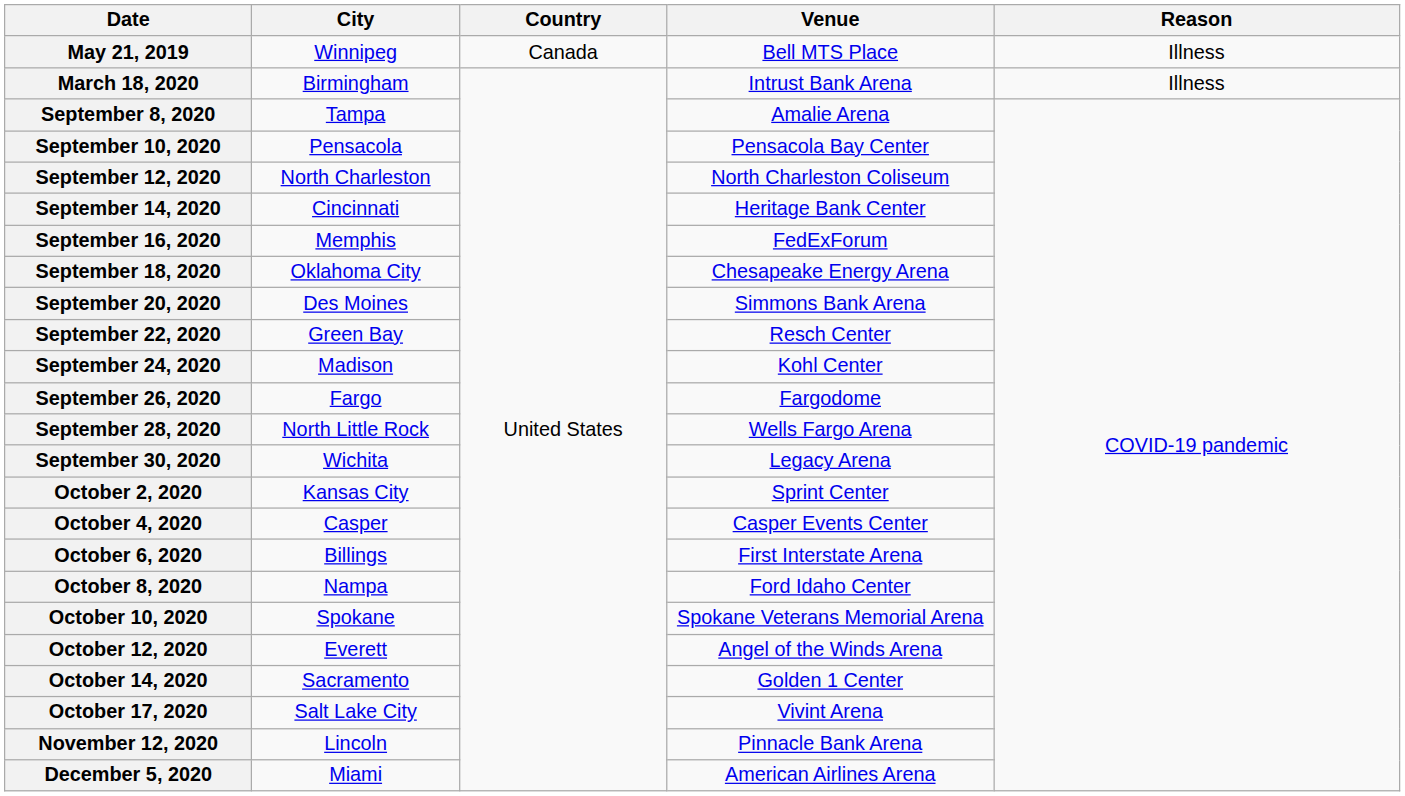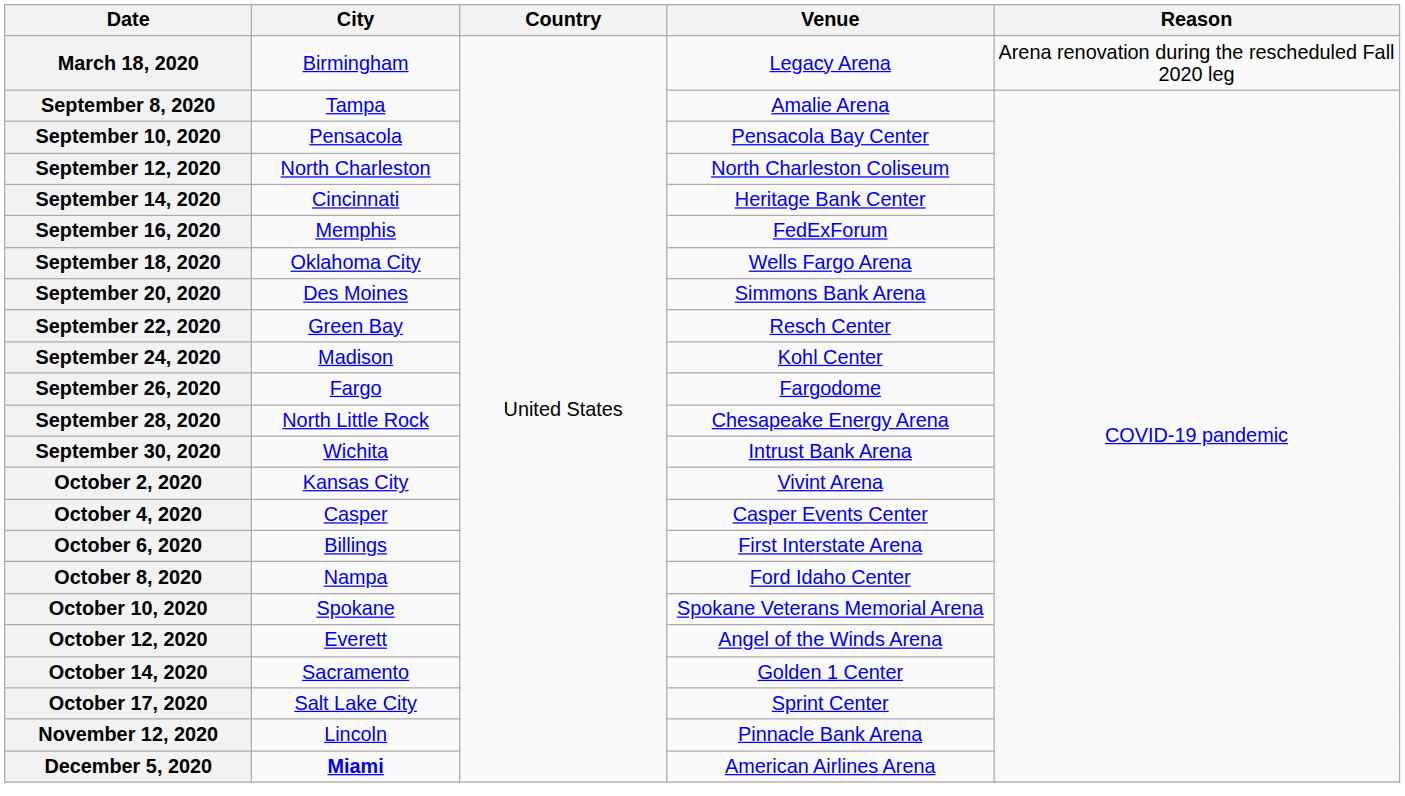- row: (128, 51)
(830, 83) Intrust Bank Arena -> (830, 62) Legacy Arena
(1196, 83) Illness -> (1196, 62) Arena renovation during the rescheduled Fall 2020 leg
(830, 271) Chesapeake Energy Arena -> (830, 262) Wells Fargo Arena
(830, 429) Wells Fargo Arena -> (830, 420) Chesapeake Energy Arena
(830, 460) Legacy Arena -> (830, 451) Intrust Bank Arena
(830, 492) Sprint Center -> (830, 483) Vivint Arena
(830, 712) Vivint Arena -> (830, 703) Sprint Center
(356, 775) normal -> (356, 766) bold
